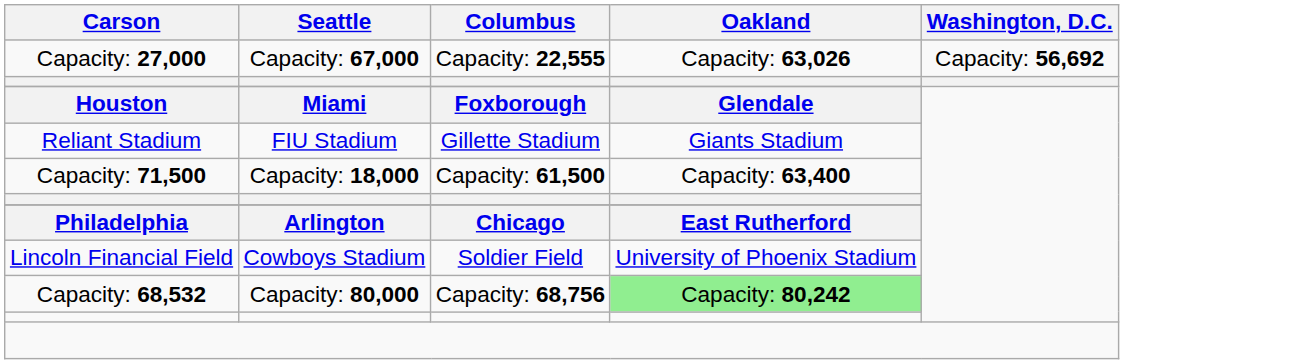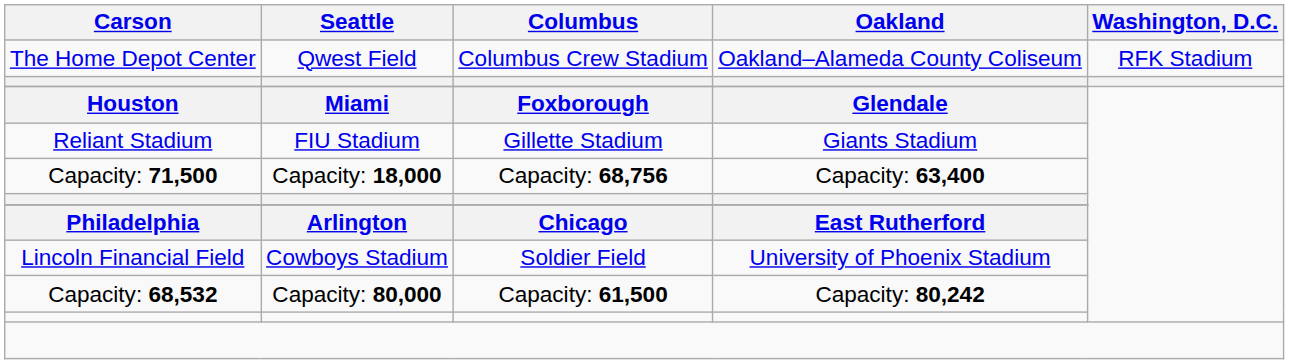+ row: (133, 58)
- row: (122, 58)
(520, 175) Capacity: 61,500 -> (583, 175) Capacity: 68,756
(520, 293) Capacity: 68,756 -> (583, 293) Capacity: 61,500
(766, 293) lightgreen background -> (900, 293) no background
